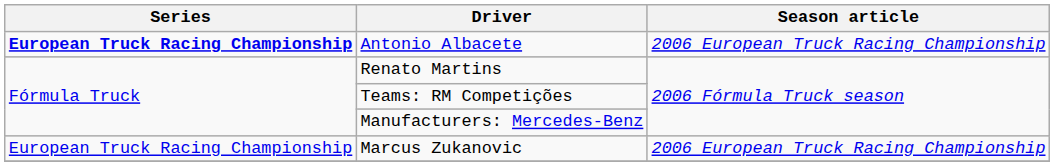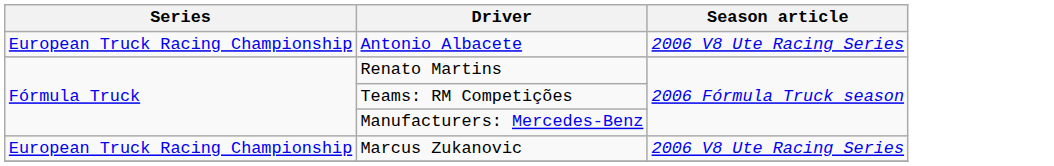(181, 44) bold -> (181, 44) normal
(849, 44) 2006 European Truck Racing Championship -> (778, 44) 2006 V8 Ute Racing Series
(849, 148) 2006 European Truck Racing Championship -> (778, 148) 2006 V8 Ute Racing Series
